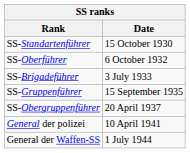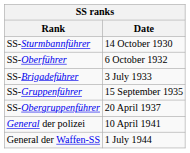+ row: (48, 44)
- row: (48, 44)
